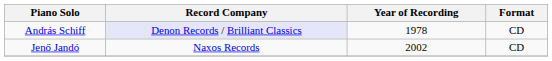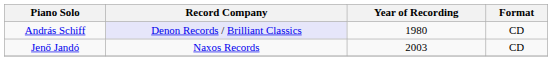(416, 30) 1978 -> (416, 30) 1980
(416, 47) 2002 -> (416, 47) 2003
